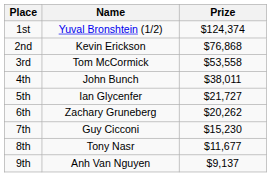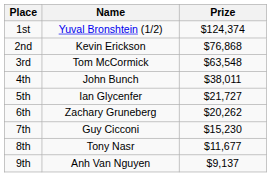(223, 63) $53,558 -> (223, 63) $63,548
